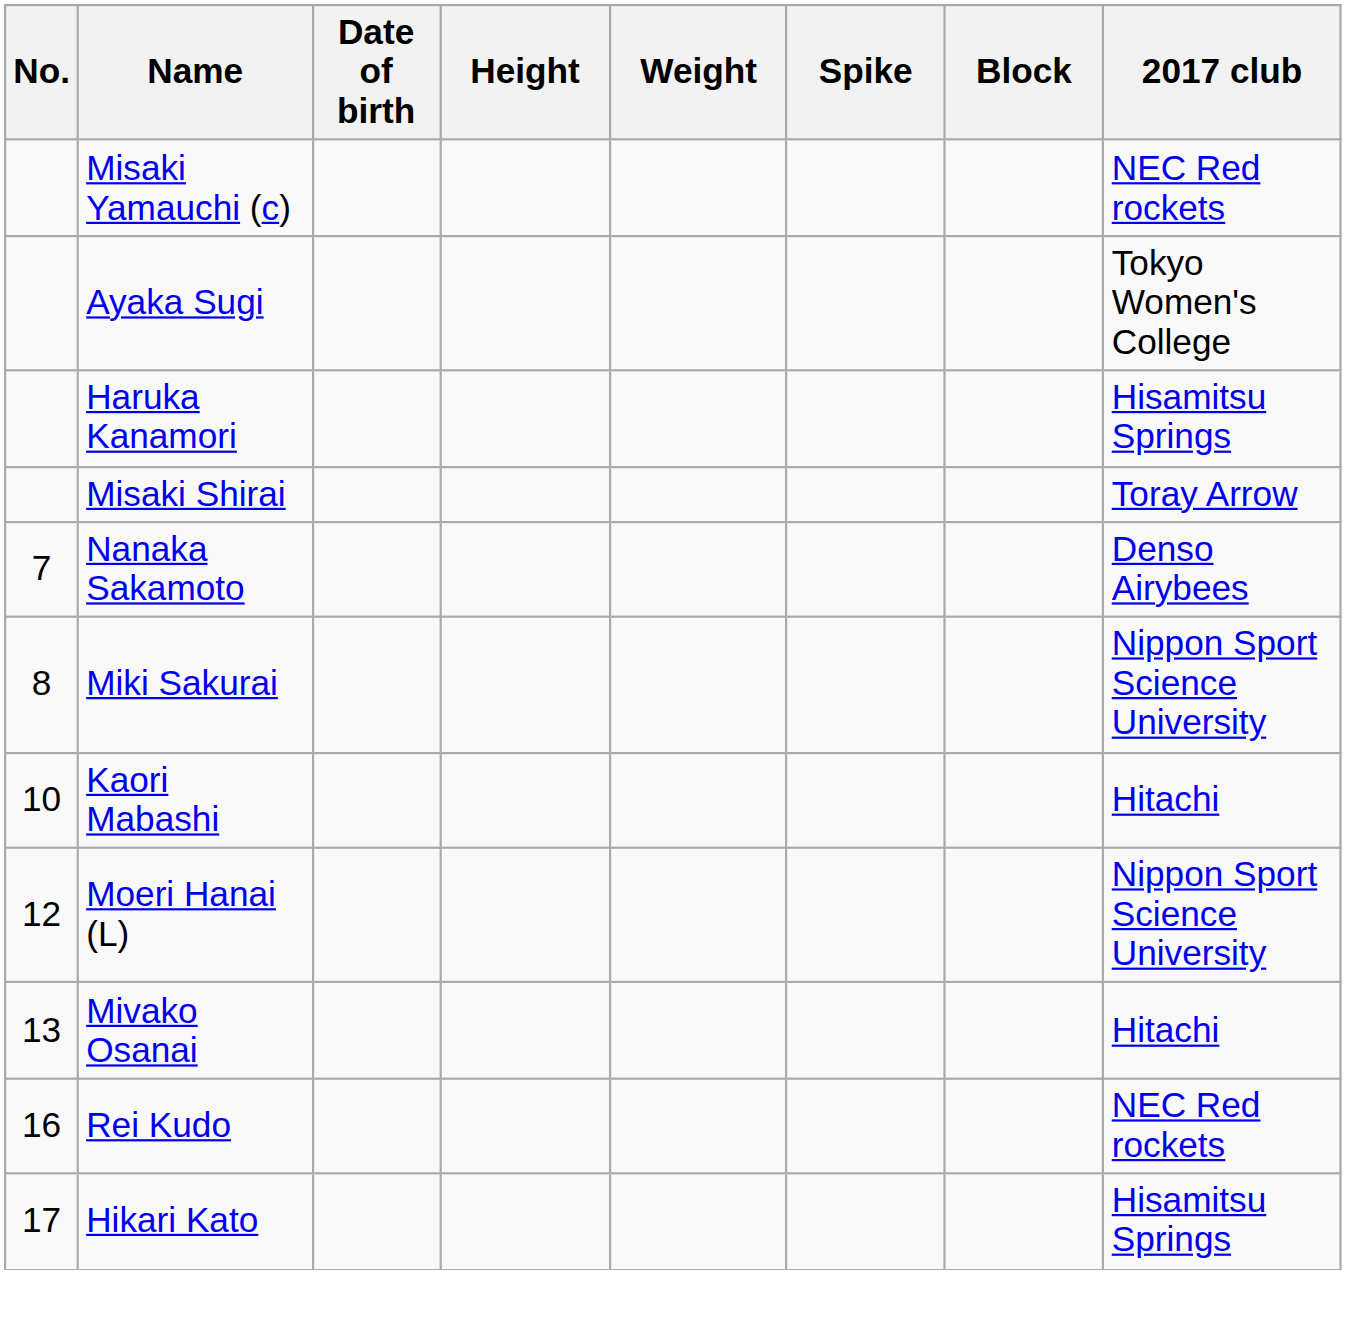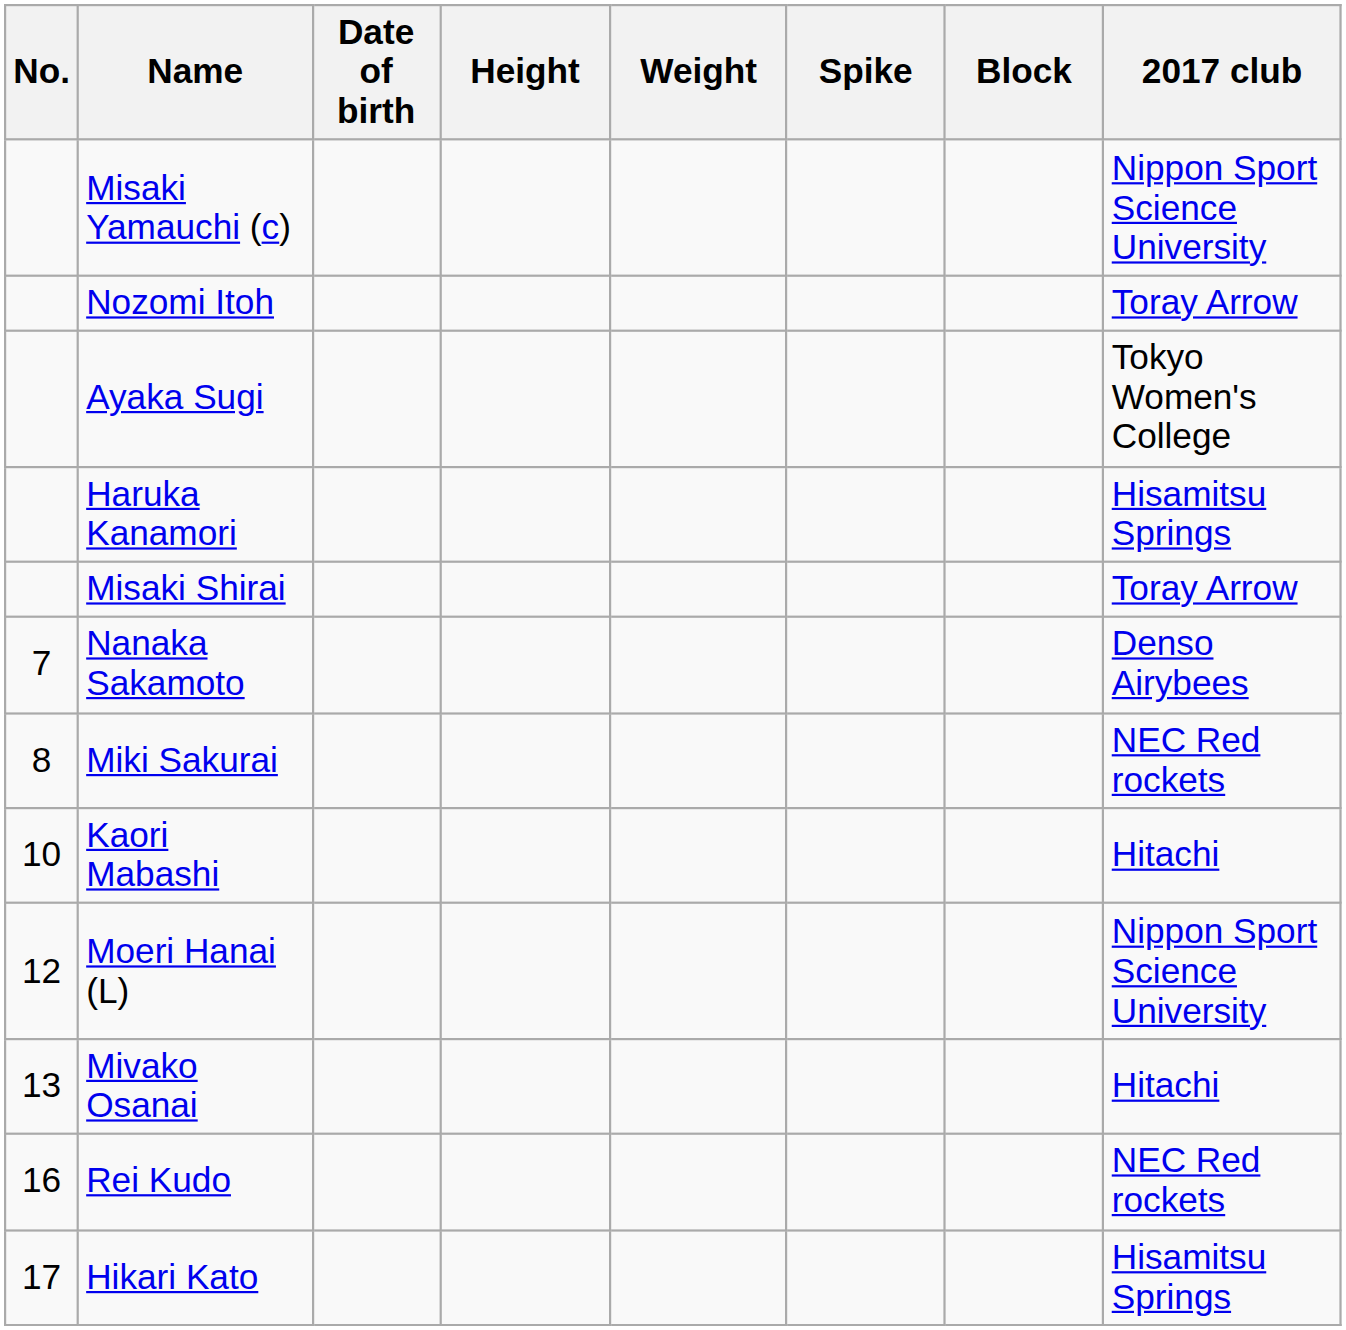(1186, 187) NEC Red rockets -> (1214, 207) Nippon Sport Science University
+ row: (180, 302)
(1214, 684) Nippon Sport Science University -> (1186, 759) NEC Red rockets
